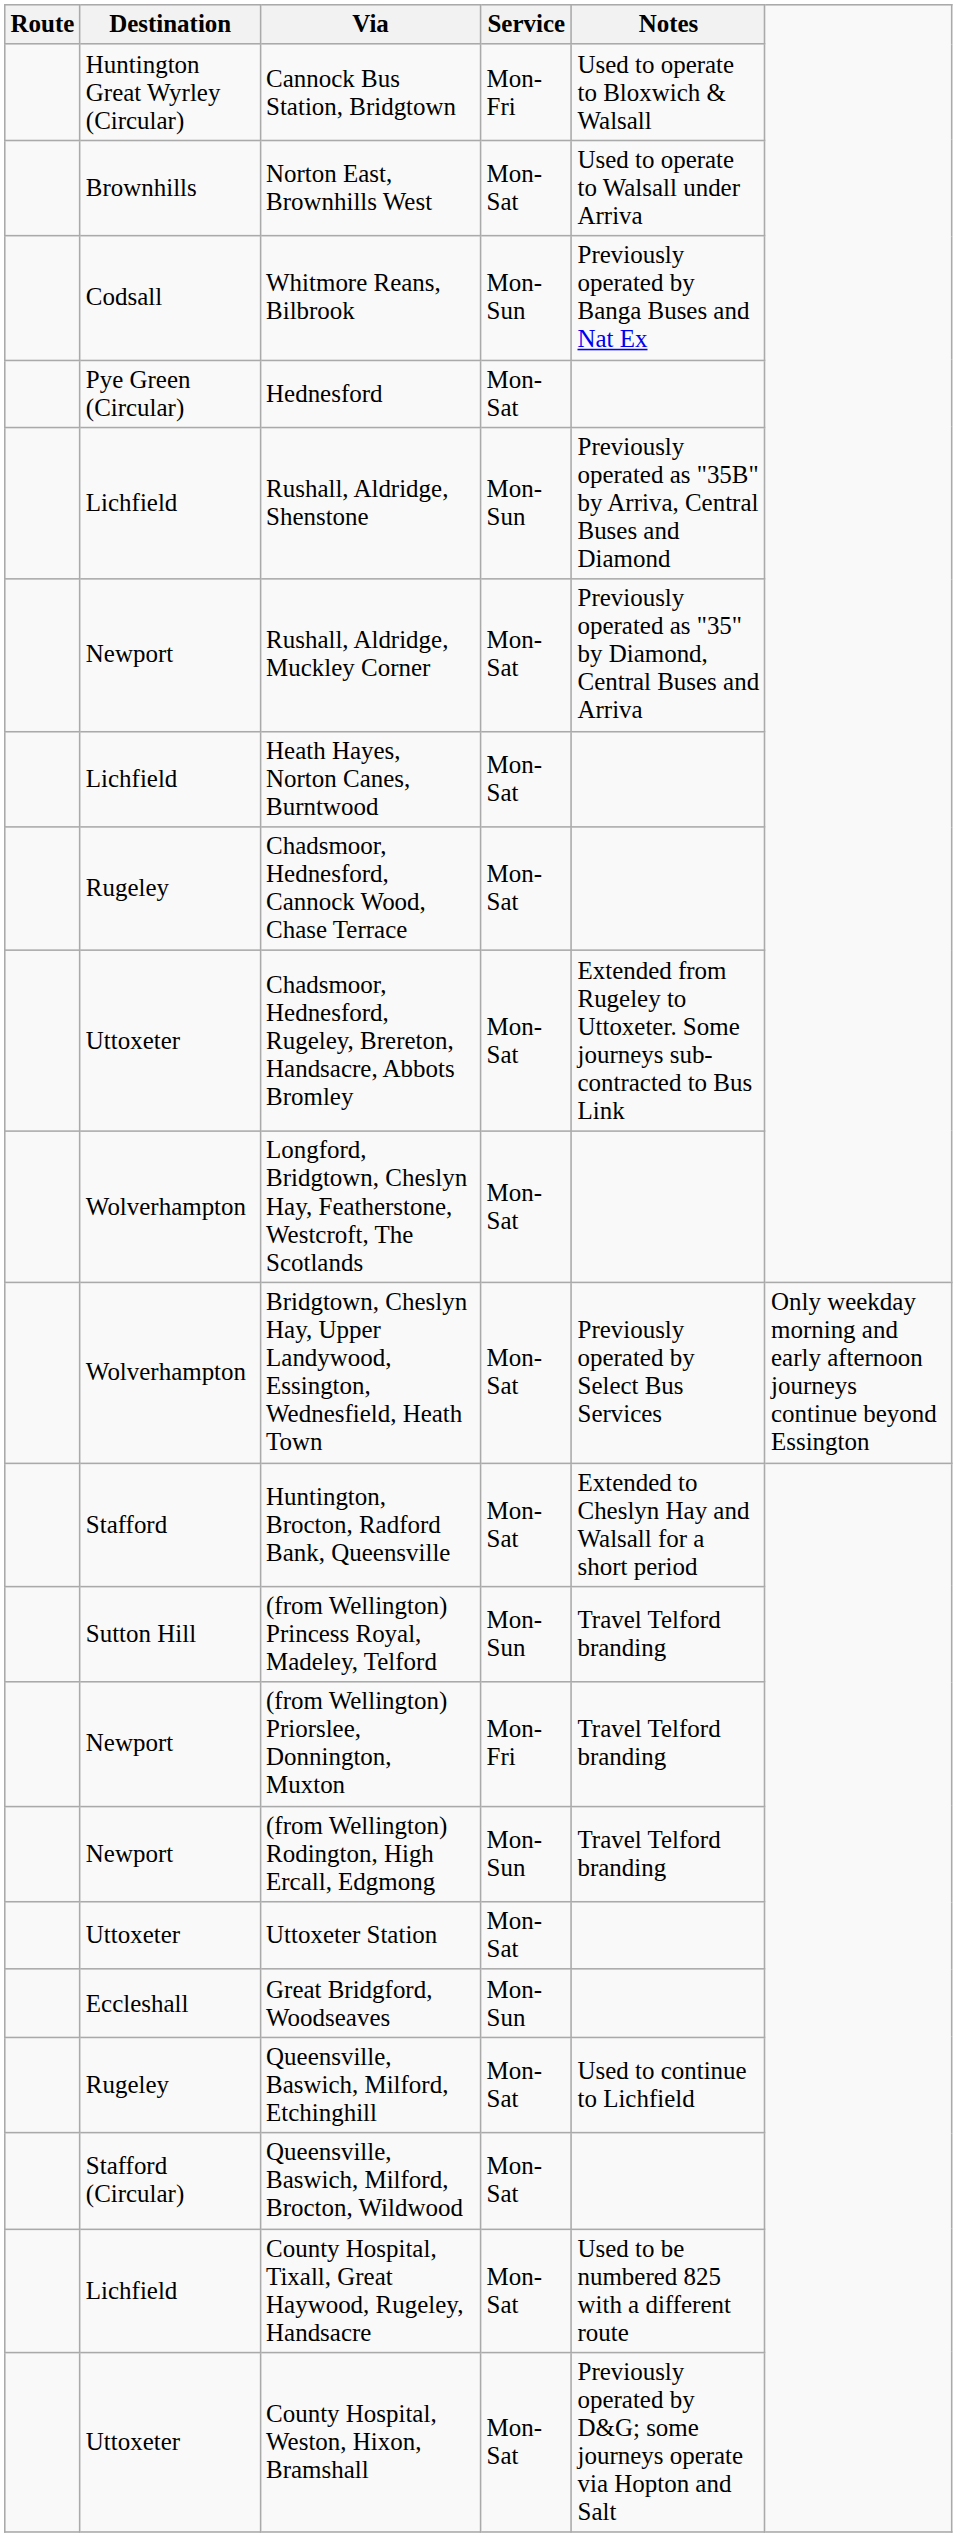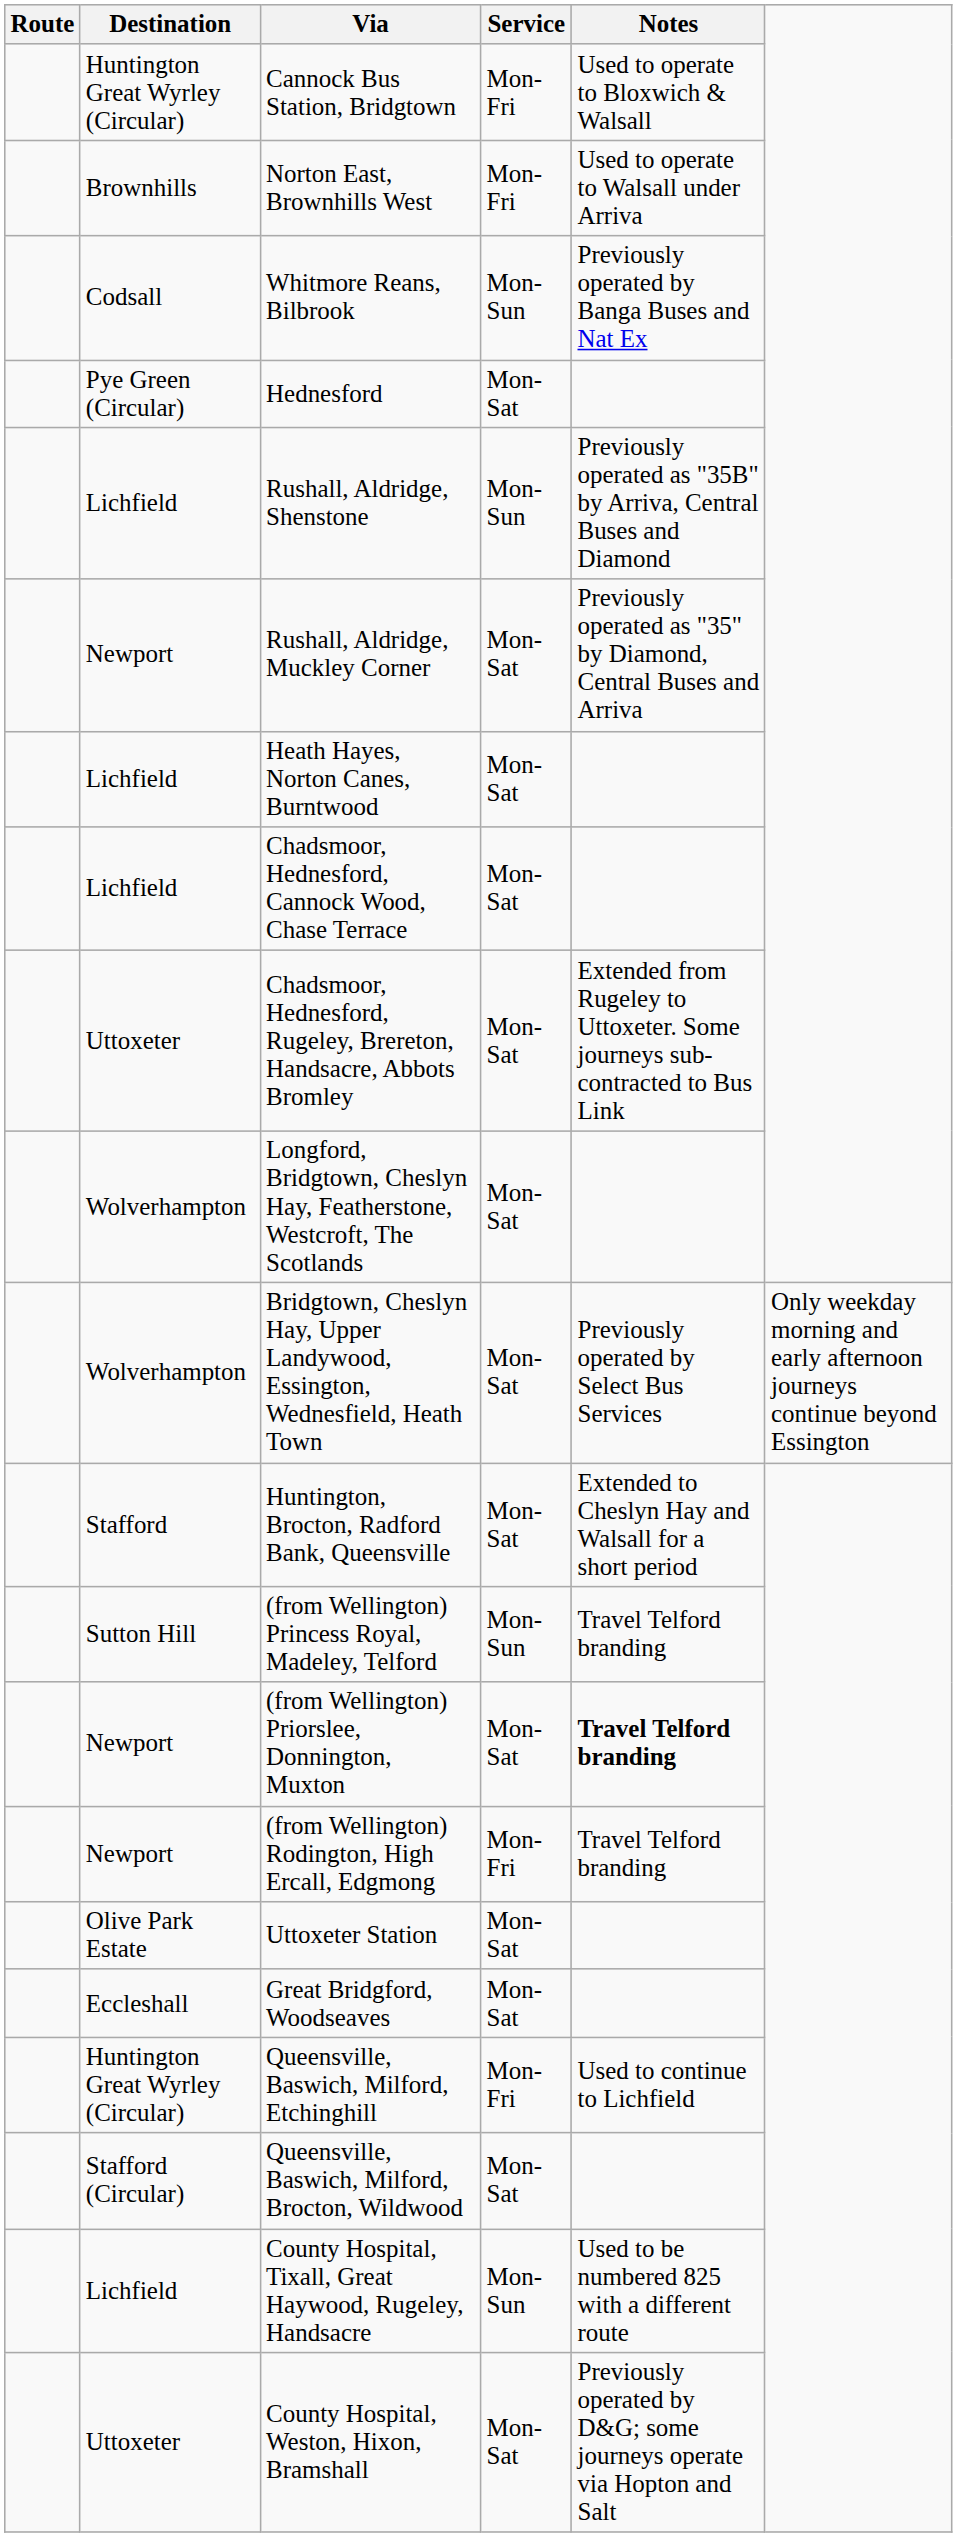(514, 187) Mon-Sat -> (514, 187) Mon-Fri
(127, 888) Rugeley -> (132, 888) Lichfield
(514, 1743) Mon-Fri -> (514, 1743) Mon-Sat
(649, 1743) normal -> (654, 1743) bold
(514, 1853) Mon-Sun -> (514, 1853) Mon-Fri
(133, 1935) Uttoxeter -> (140, 1935) Olive Park Estate
(514, 2002) Mon-Sun -> (514, 2002) Mon-Sat
(127, 2084) Rugeley -> (153, 2084) Huntington Great Wyrley (Circular)
(514, 2084) Mon-Sat -> (514, 2084) Mon-Fri
(514, 2290) Mon-Sat -> (514, 2290) Mon-Sun
